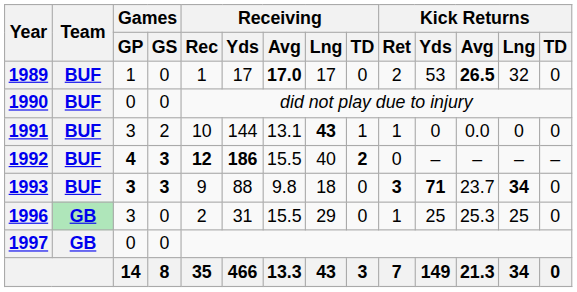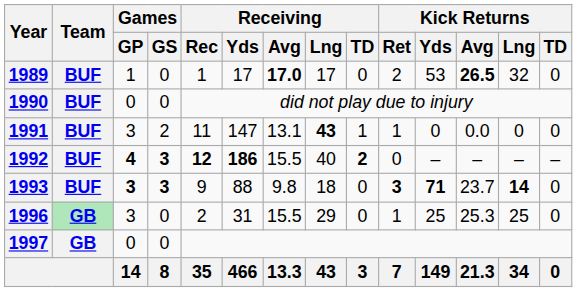(202, 131) 10 -> (202, 131) 11
(243, 131) 144 -> (243, 131) 147
(519, 187) 34 -> (519, 187) 14
